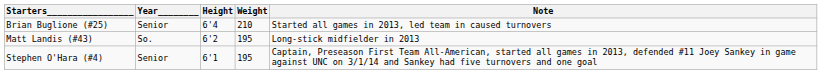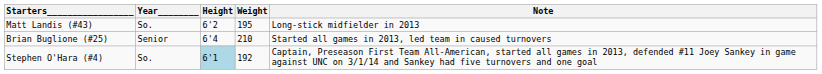rows swapped: (57, 25) <-> (50, 39)
(153, 57) Senior -> (145, 57) So.
(210, 57) no background -> (210, 57) lightblue background
(245, 57) 195 -> (245, 57) 192
